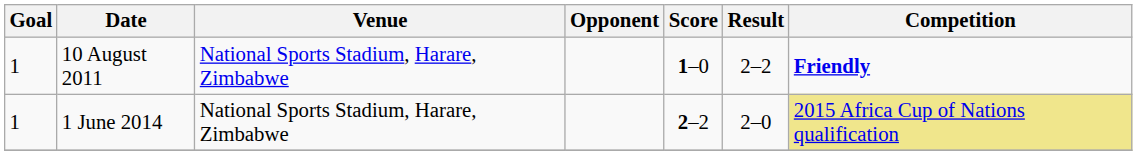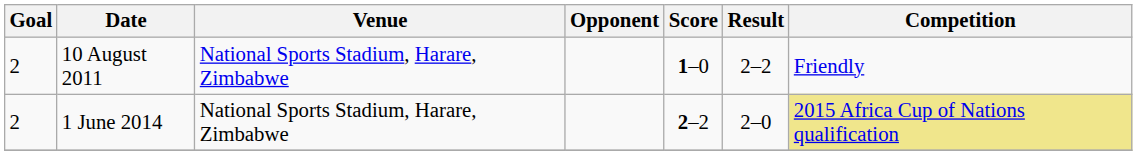(15, 65) 1 -> (15, 65) 2
(832, 65) bold -> (829, 65) normal
(15, 122) 1 -> (15, 122) 2
